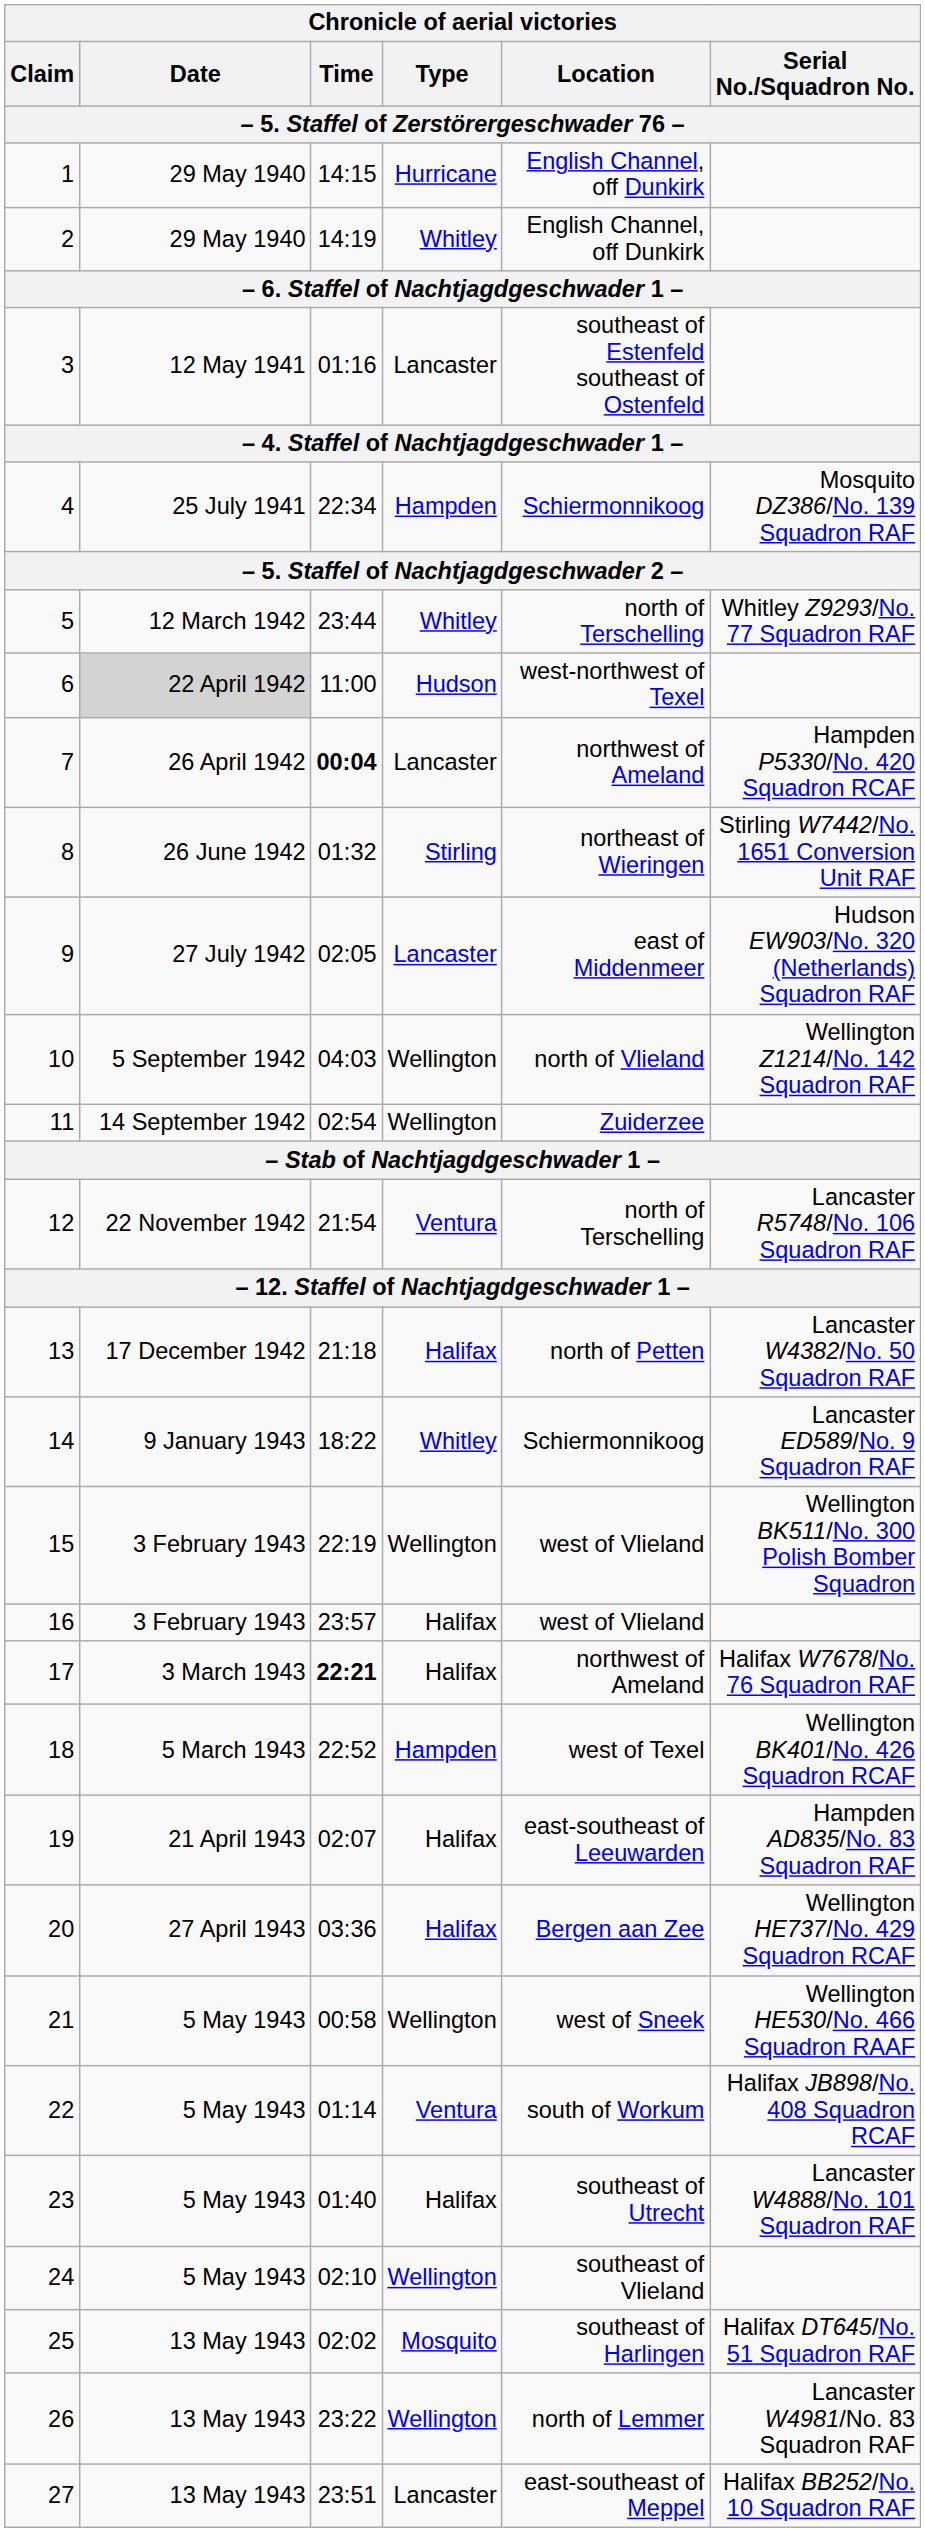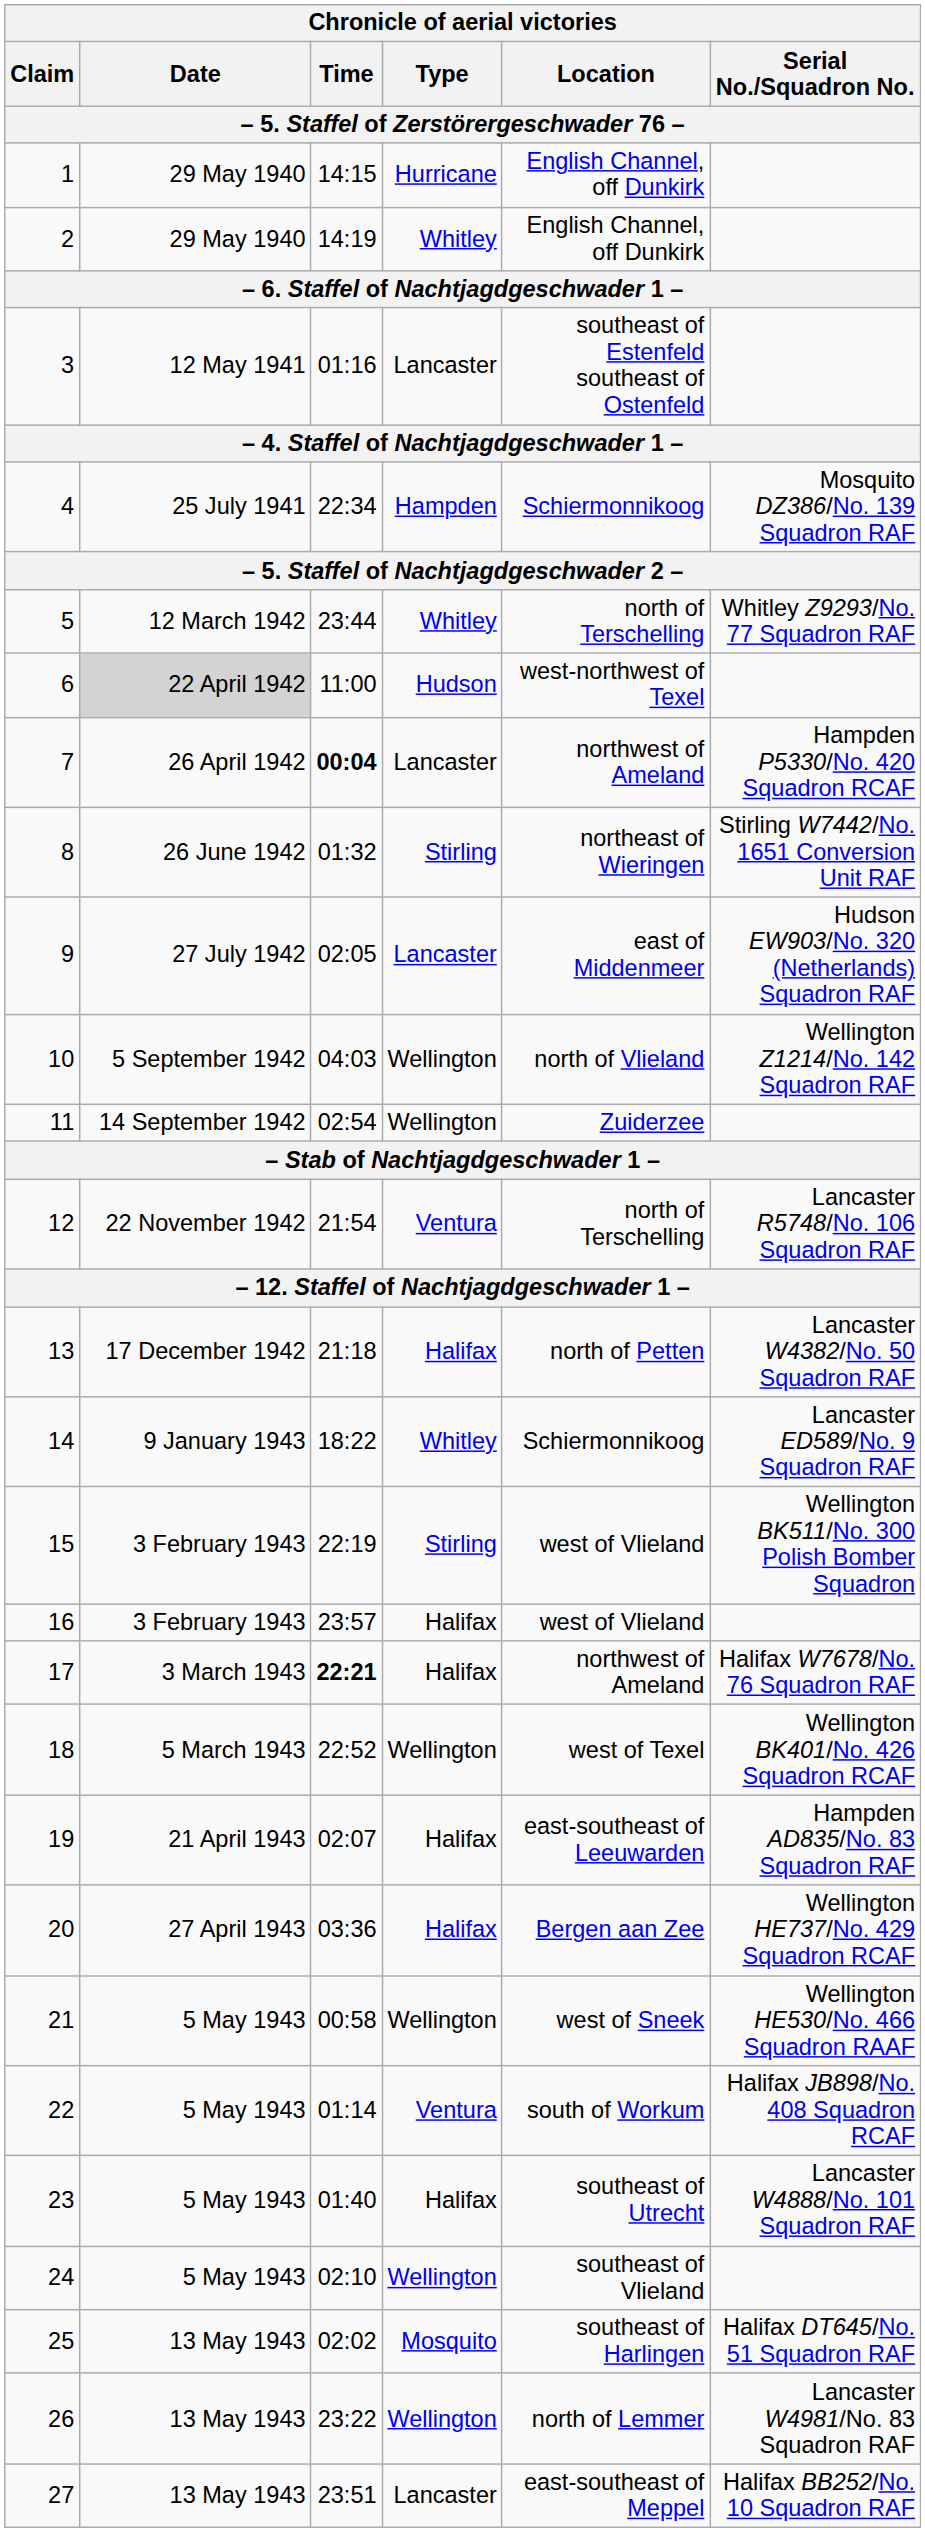(442, 1544) Wellington -> (461, 1544) Stirling
(446, 1749) Hampden -> (442, 1749) Wellington
